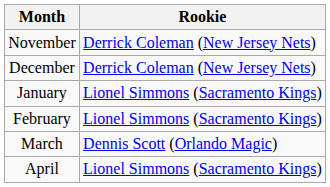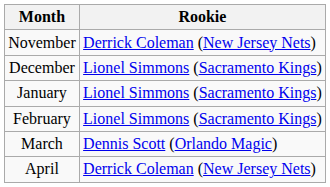(200, 67) Derrick Coleman (New Jersey Nets) -> (202, 67) Lionel Simmons (Sacramento Kings)
(202, 169) Lionel Simmons (Sacramento Kings) -> (200, 169) Derrick Coleman (New Jersey Nets)
